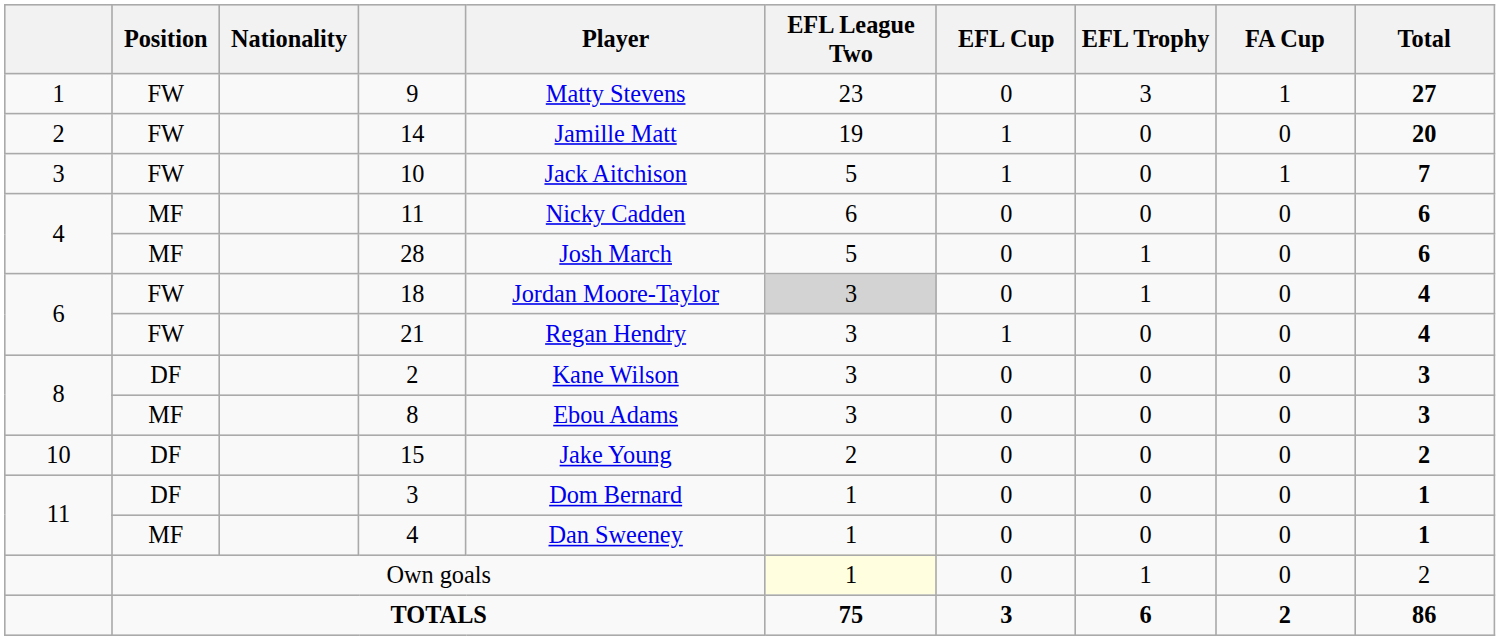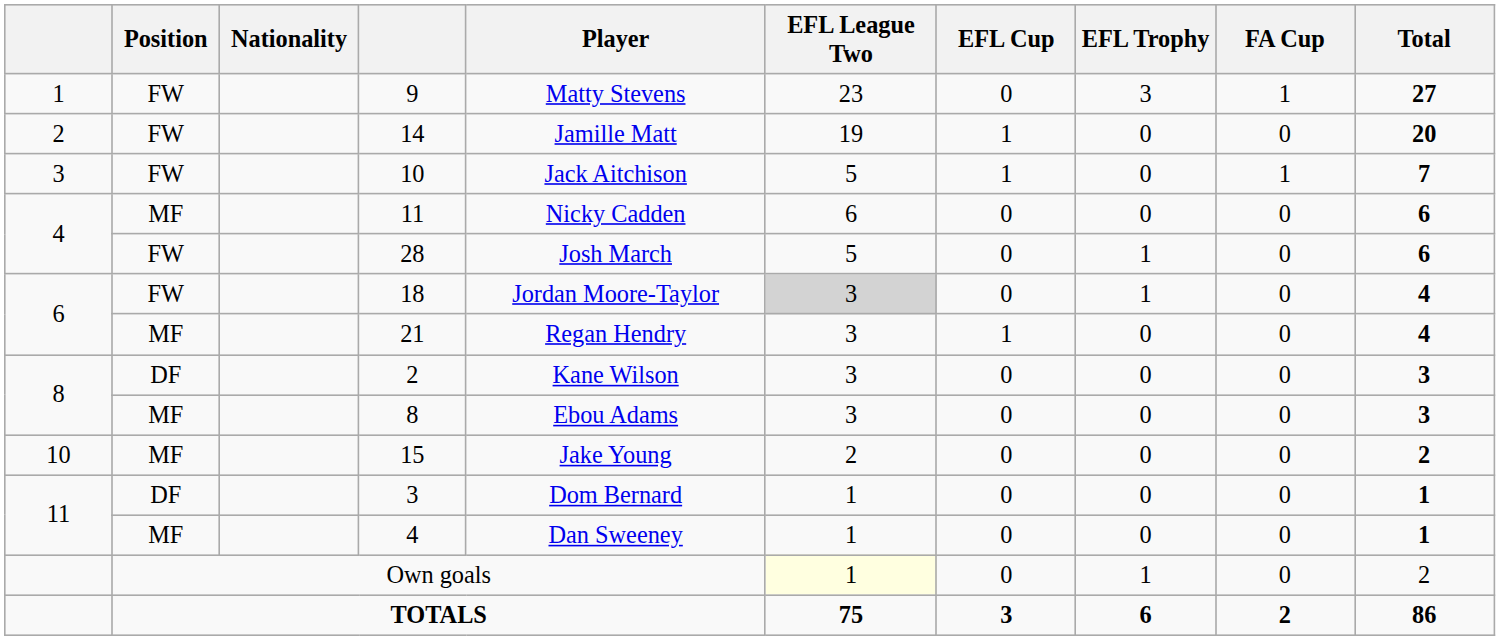(166, 254) MF -> (166, 254) FW
(166, 334) FW -> (166, 334) MF
(166, 454) DF -> (166, 454) MF
